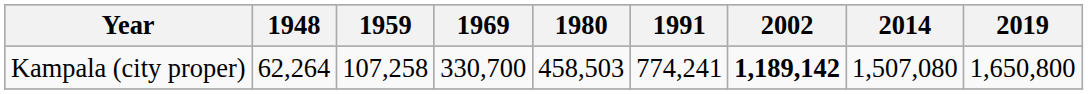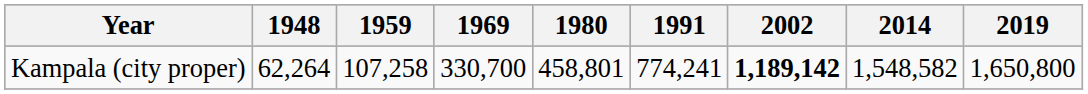(581, 67) 458,503 -> (581, 67) 458,801
(905, 67) 1,507,080 -> (905, 67) 1,548,582
